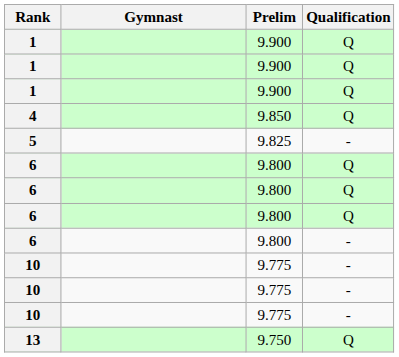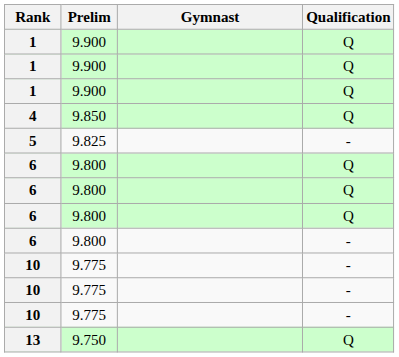columns swapped: (154, 17) <-> (274, 17)
